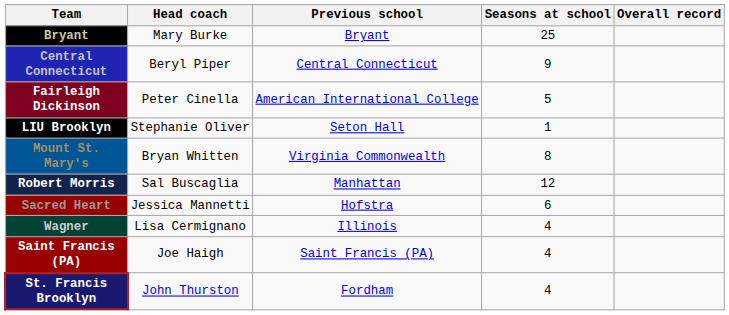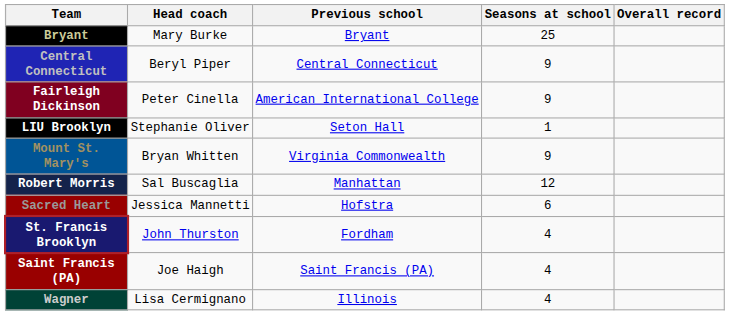(548, 99) 5 -> (548, 99) 9
(548, 156) 8 -> (548, 156) 9
rows swapped: (66, 291) <-> (66, 226)
